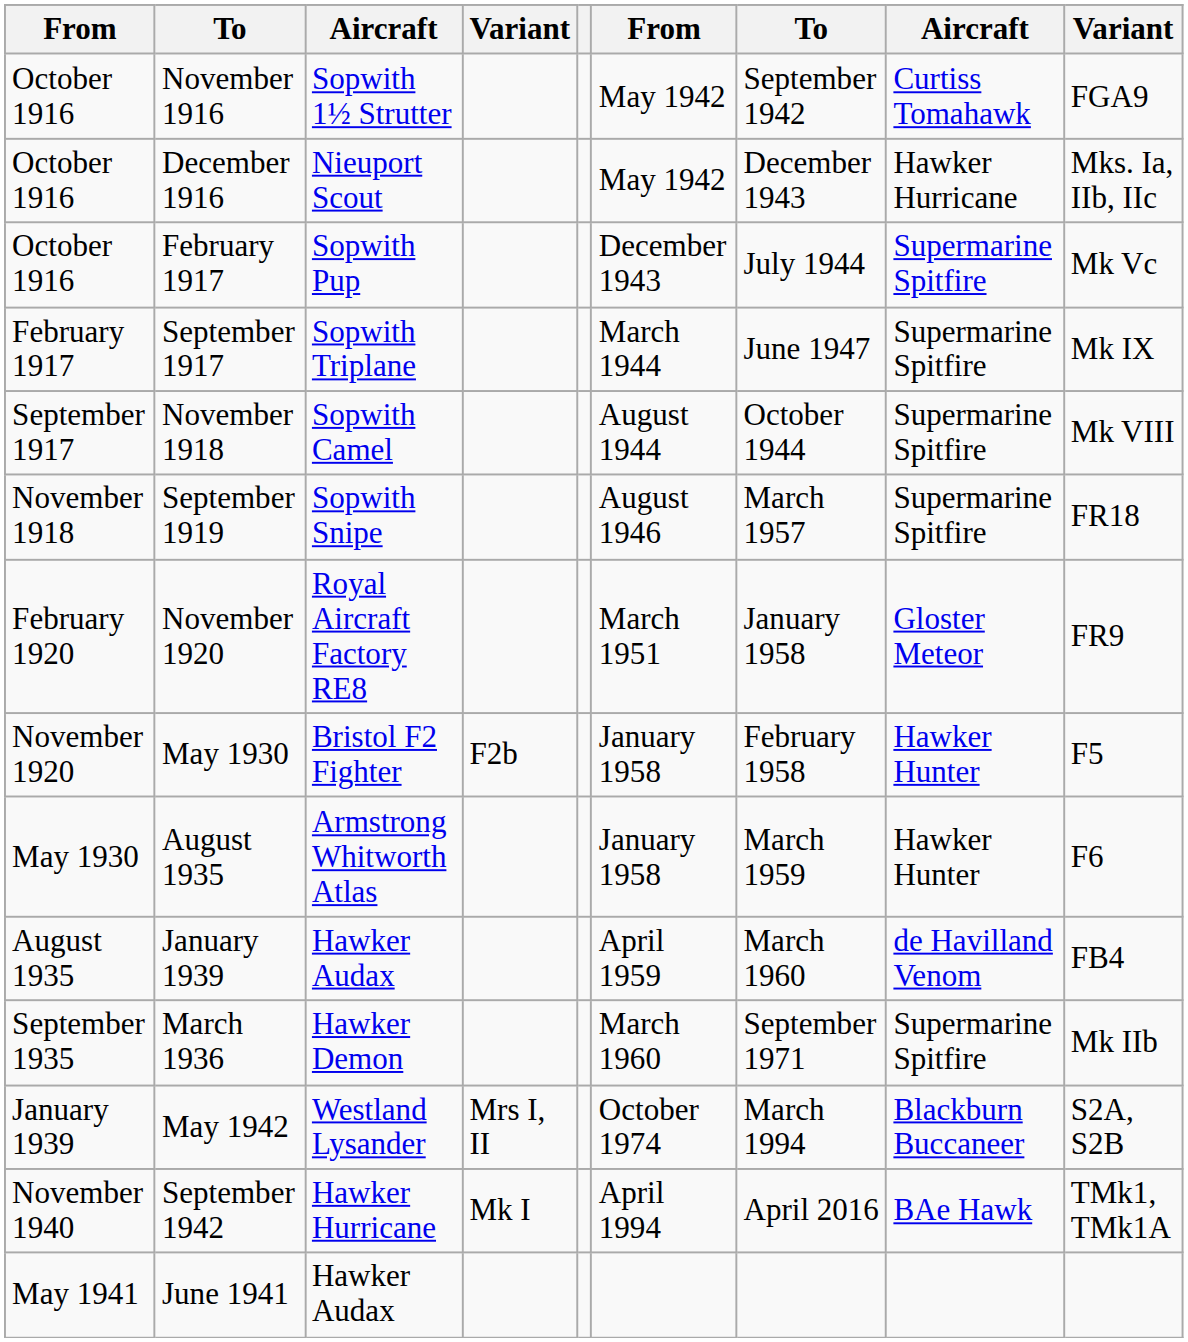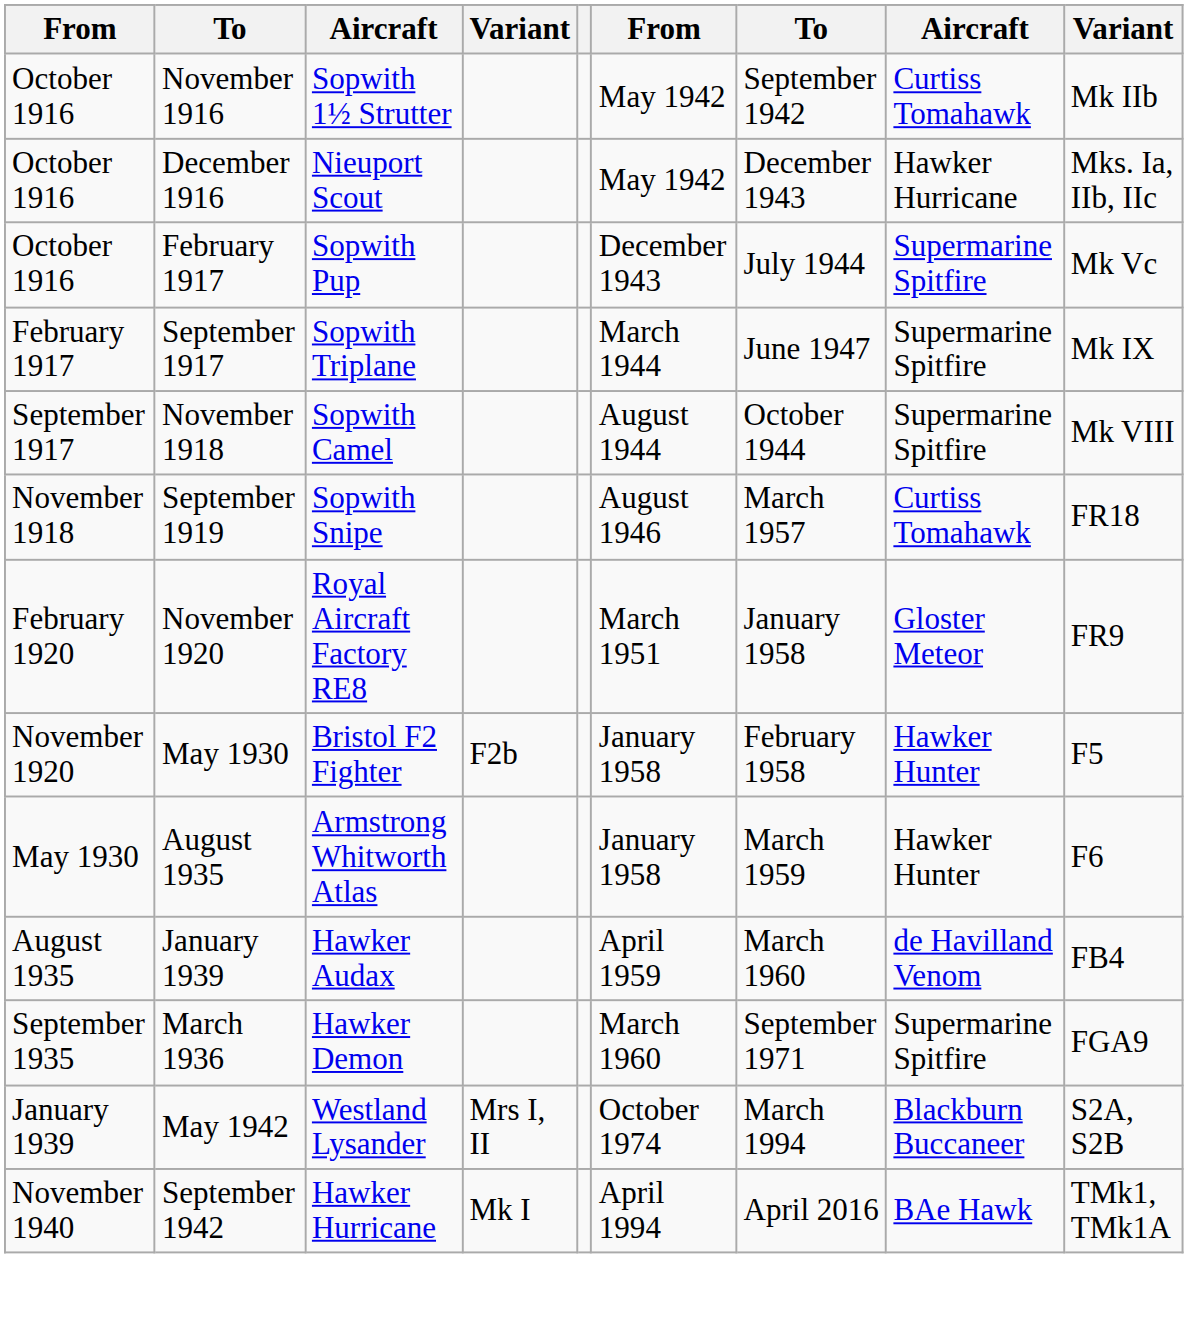(1110, 95) FGA9 -> (1114, 95) Mk IIb
(973, 516) Supermarine Spitfire -> (962, 516) Curtiss Tomahawk
(1114, 1042) Mk IIb -> (1110, 1042) FGA9
- row: (225, 1294)
